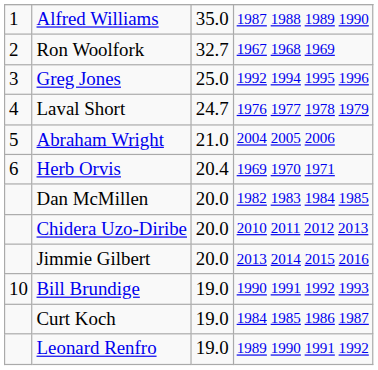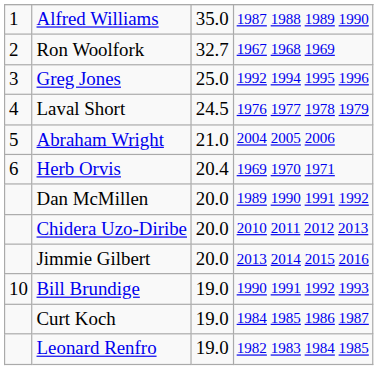(212, 109) 24.7 -> (212, 109) 24.5
(303, 199) 1982 1983 1984 1985 -> (303, 199) 1989 1990 1991 1992
(303, 348) 1989 1990 1991 1992 -> (303, 348) 1982 1983 1984 1985
